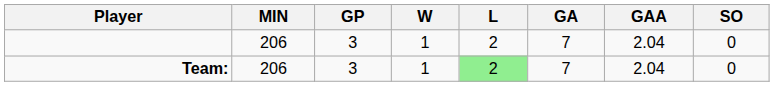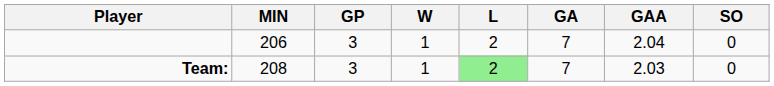(273, 68) 206 -> (273, 68) 208
(649, 68) 2.04 -> (649, 68) 2.03
